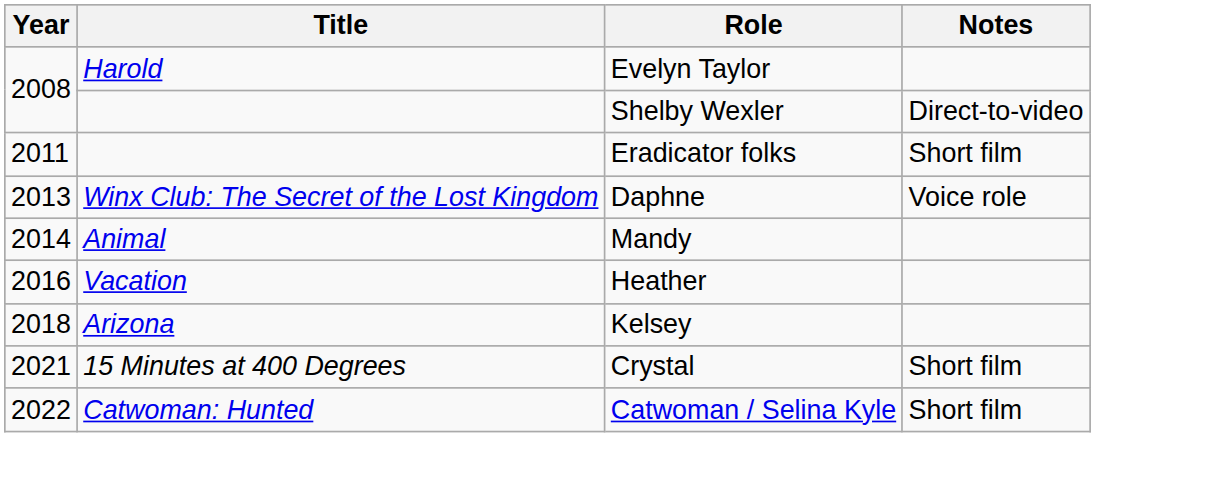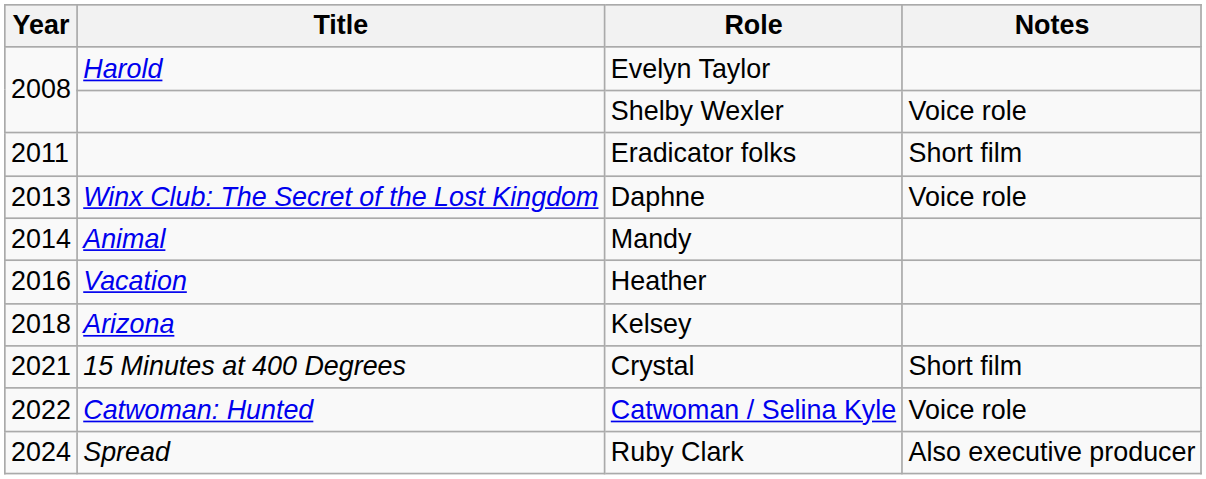(996, 111) Direct-to-video -> (968, 111) Voice role
(965, 409) Short film -> (968, 409) Voice role
+ row: (677, 452)
